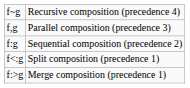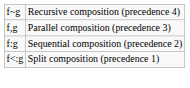- row: (15, 75)
